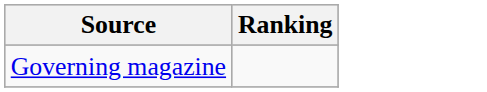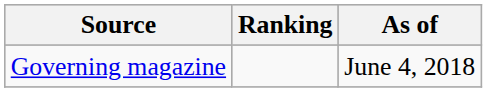+ column: (410, 24)
